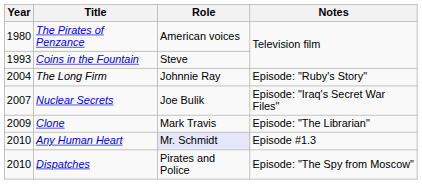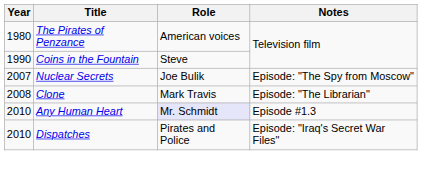(19, 59) 1993 -> (19, 59) 1990
- row: (71, 77)
(319, 100) Episode: "Iraq's Secret War Files" -> (333, 77) Episode: "The Spy from Moscow"
(19, 123) 2009 -> (19, 94) 2008
(333, 164) Episode: "The Spy from Moscow" -> (319, 135) Episode: "Iraq's Secret War Files"
